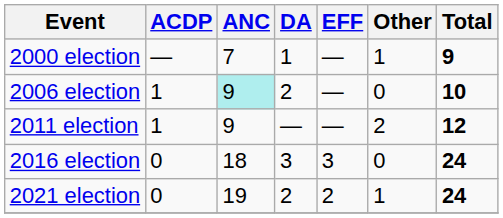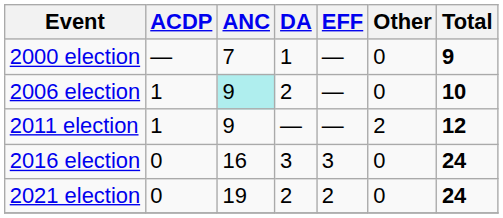(379, 56) 1 -> (379, 56) 0
(235, 160) 18 -> (235, 160) 16
(379, 195) 1 -> (379, 195) 0
